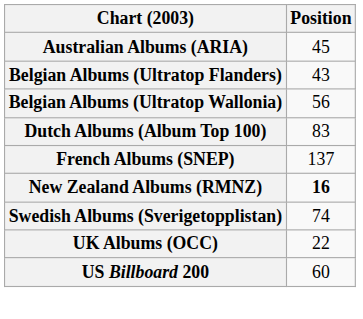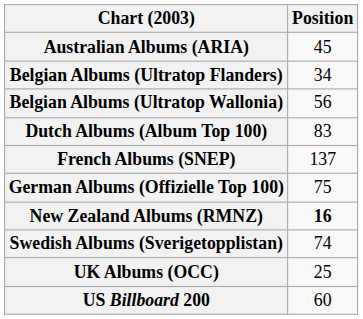(321, 74) 43 -> (323, 74) 34
+ row: (146, 187)
(321, 243) 22 -> (323, 272) 25
